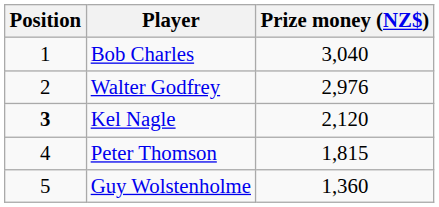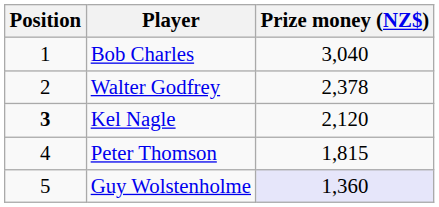(345, 86) 2,976 -> (345, 86) 2,378
(345, 185) no background -> (345, 185) lavender background
